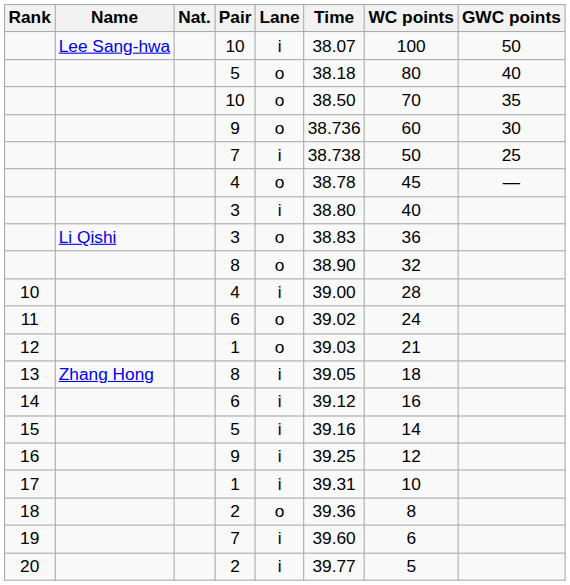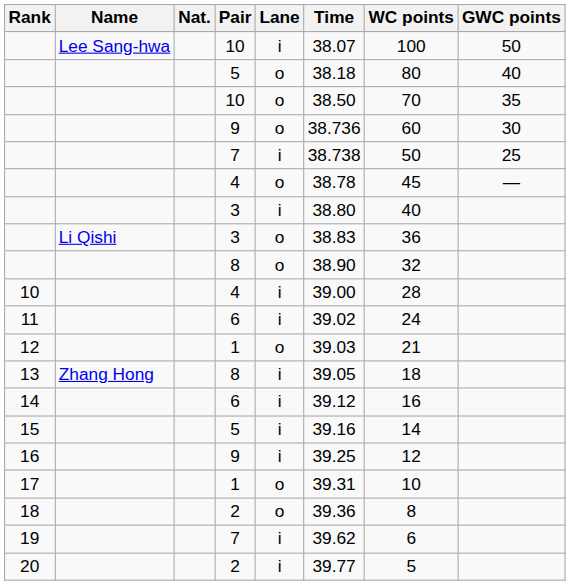(280, 319) o -> (280, 319) i
(280, 484) i -> (280, 484) o
(334, 538) 39.60 -> (334, 538) 39.62
